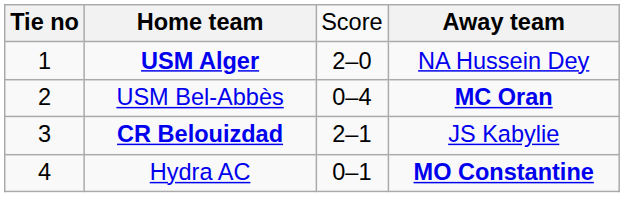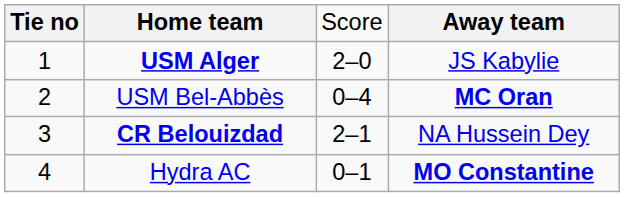(504, 60) NA Hussein Dey -> (504, 60) JS Kabylie
(504, 135) JS Kabylie -> (504, 135) NA Hussein Dey
